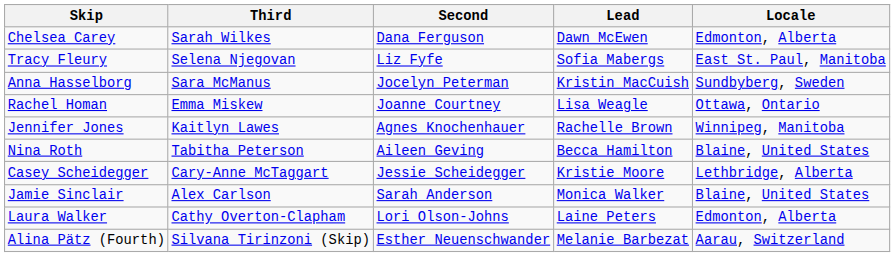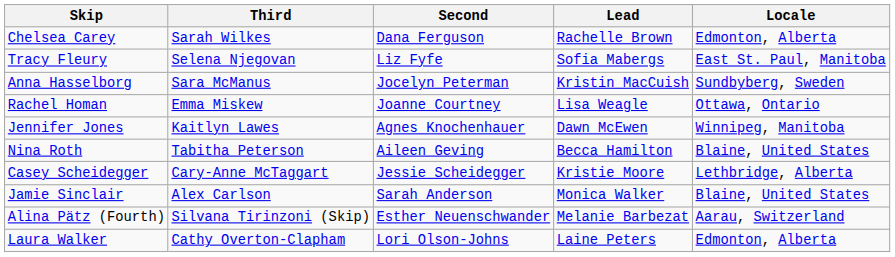(602, 38) Dawn McEwen -> (615, 38) Rachelle Brown
(615, 128) Rachelle Brown -> (602, 128) Dawn McEwen
rows swapped: (86, 240) <-> (57, 218)
